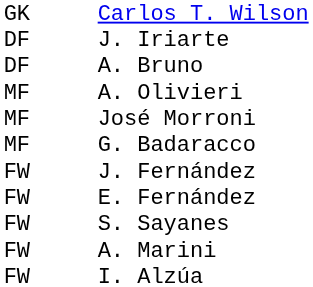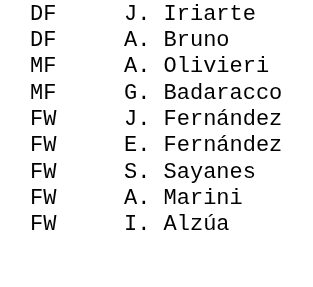- row: (203, 14)
- row: (177, 119)
